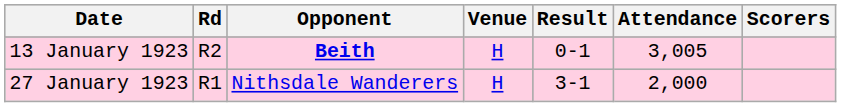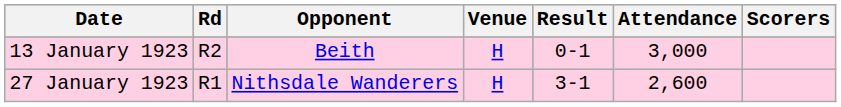(345, 53) bold -> (345, 53) normal
(678, 53) 3,005 -> (678, 53) 3,000
(678, 85) 2,000 -> (678, 85) 2,600
